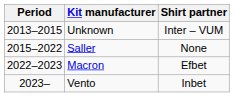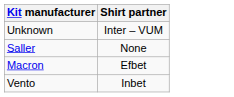- column: (35, 13)
